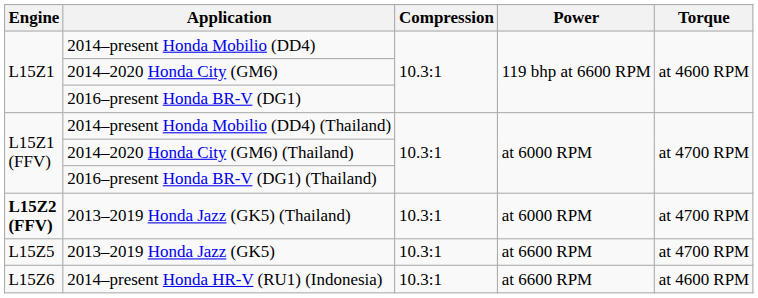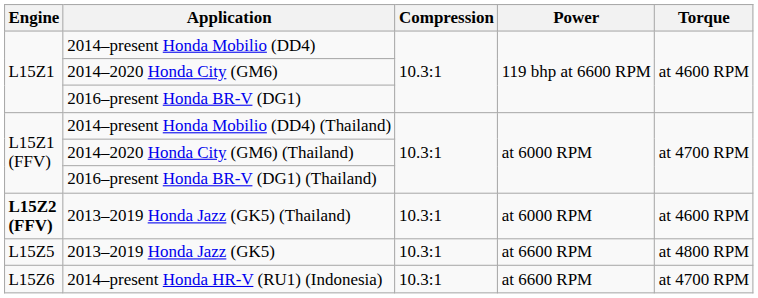(704, 215) at 4700 RPM -> (704, 215) at 4600 RPM
(704, 252) at 4700 RPM -> (704, 252) at 4800 RPM
(704, 279) at 4600 RPM -> (704, 279) at 4700 RPM
